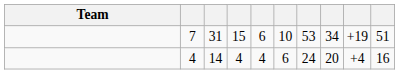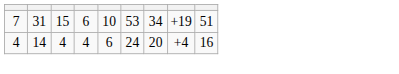- column: (93, 15)
